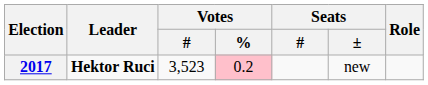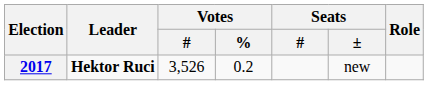(187, 67) 3,523 -> (187, 67) 3,526
(243, 67) pink background -> (243, 67) no background
